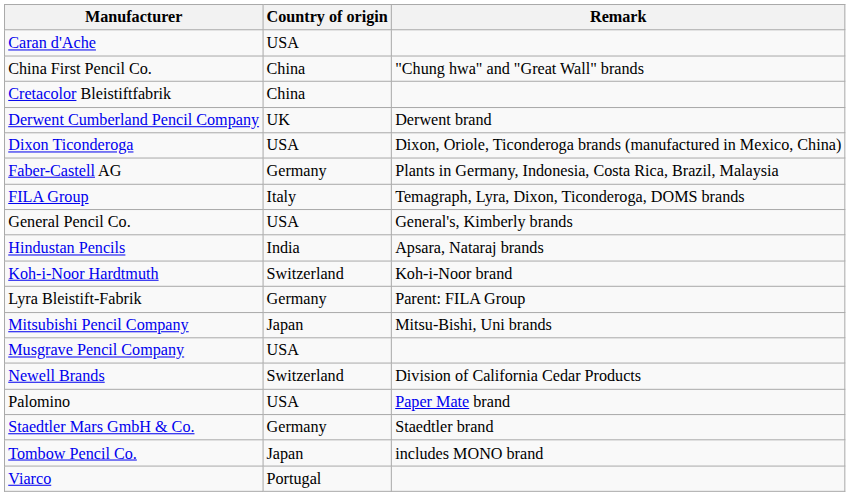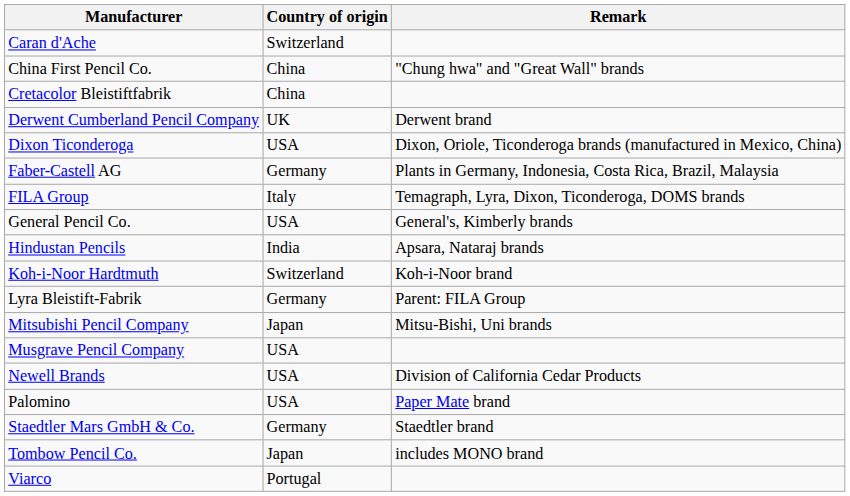(283, 42) USA -> (305, 42) Switzerland
(305, 376) Switzerland -> (283, 376) USA
